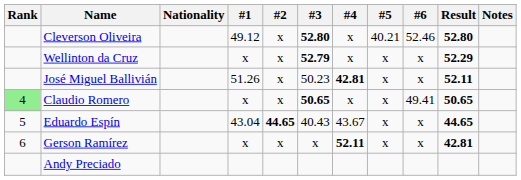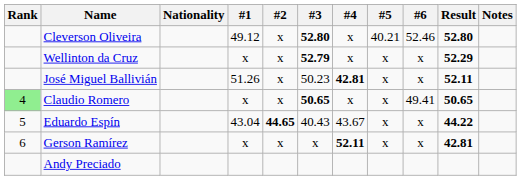(458, 121) 44.65 -> (458, 121) 44.22
